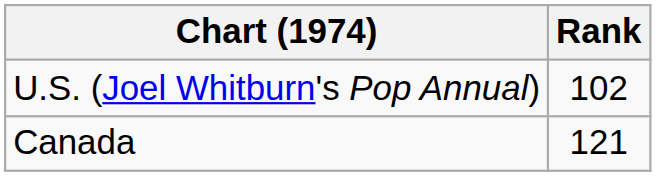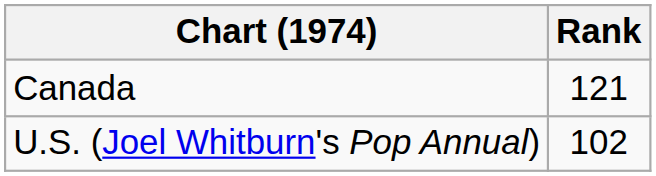rows swapped: (74, 142) <-> (277, 87)
